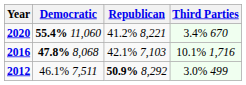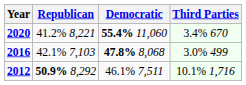columns swapped: (137, 14) <-> (68, 14)
(206, 52) 10.1% 1,716 -> (206, 52) 3.0% 499
(206, 71) 3.0% 499 -> (206, 71) 10.1% 1,716
